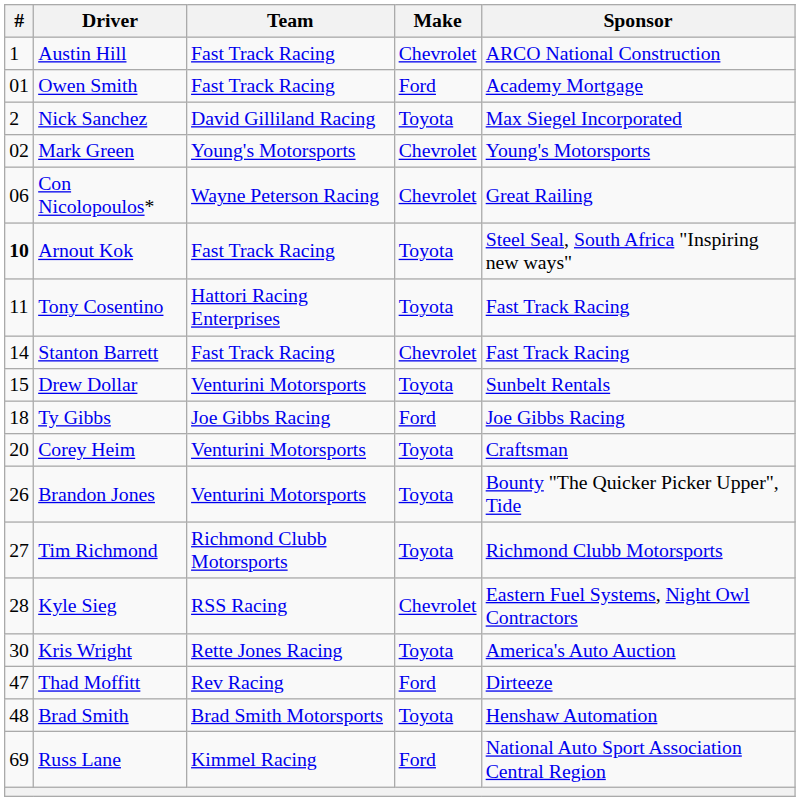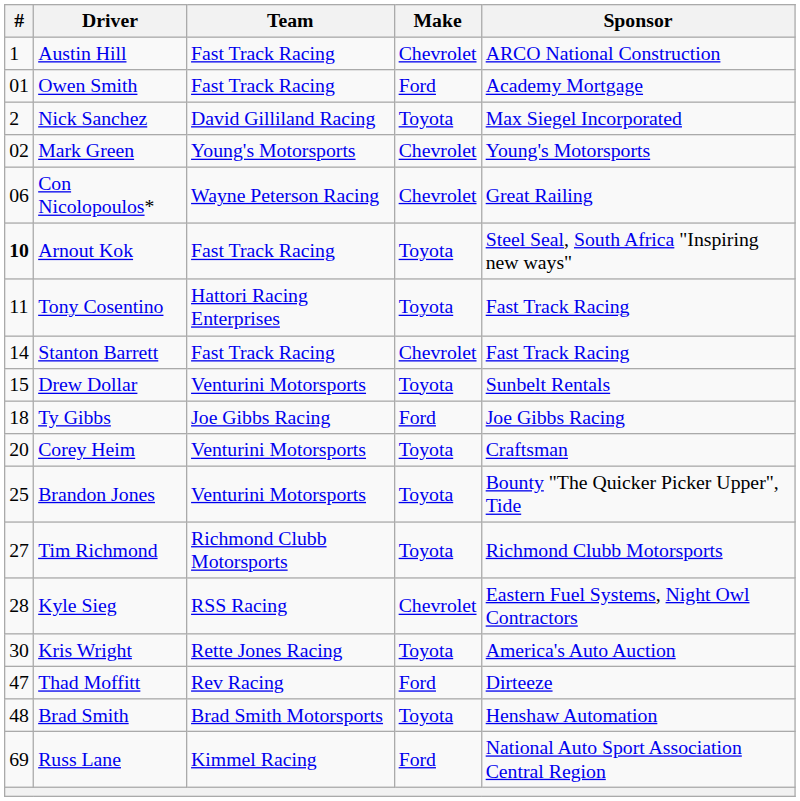(19, 493) 26 -> (19, 493) 25
